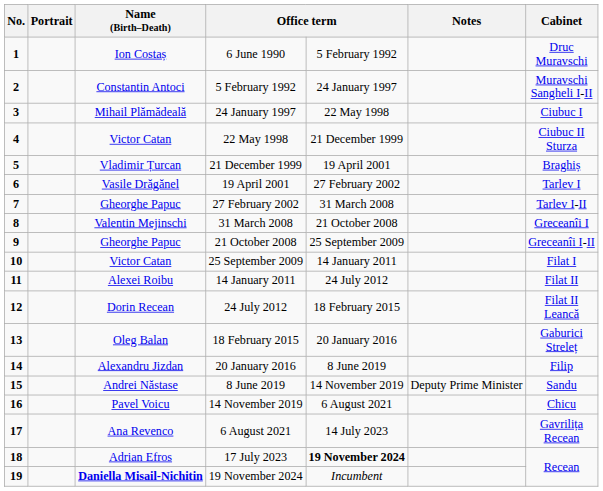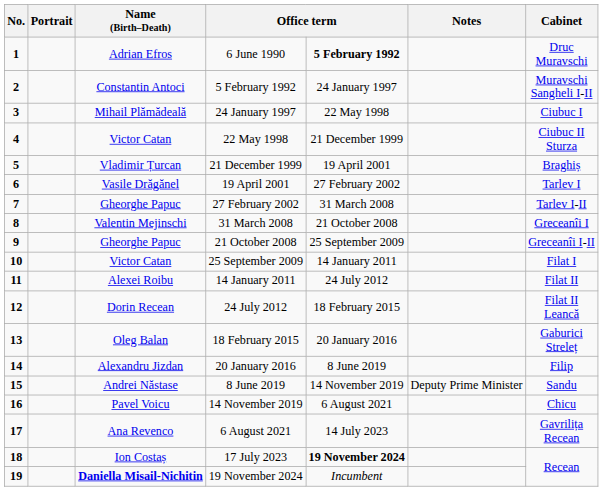(140, 53) Ion Costaș -> (140, 53) Adrian Efros
(357, 53) normal -> (357, 53) bold
(140, 457) Adrian Efros -> (140, 457) Ion Costaș
